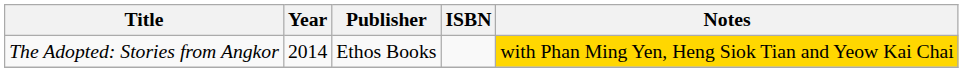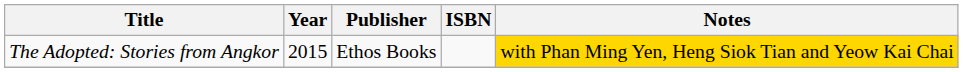(308, 51) 2014 -> (308, 51) 2015
